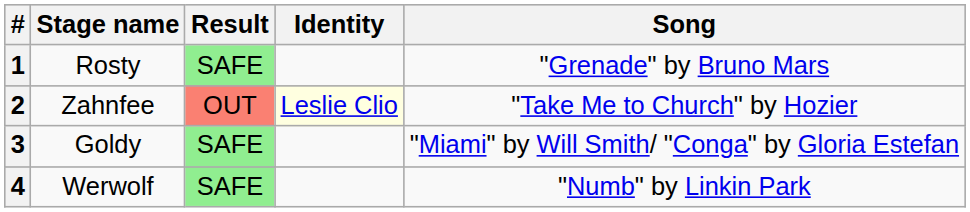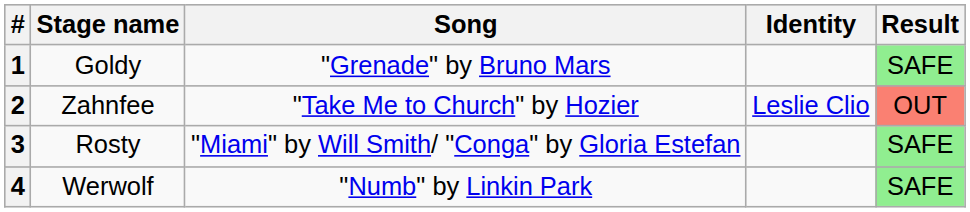columns swapped: (684, 24) <-> (230, 24)
(108, 65) Rosty -> (108, 65) Goldy
(339, 105) lightyellow background -> (811, 105) no background
(108, 145) Goldy -> (108, 145) Rosty
